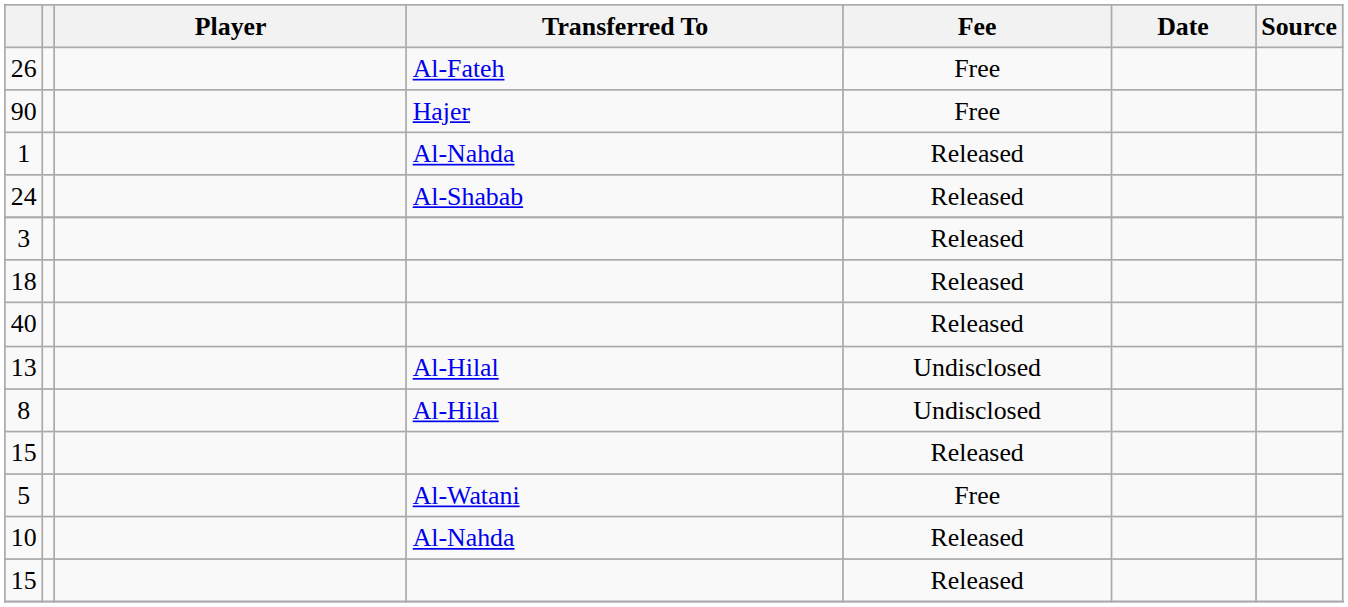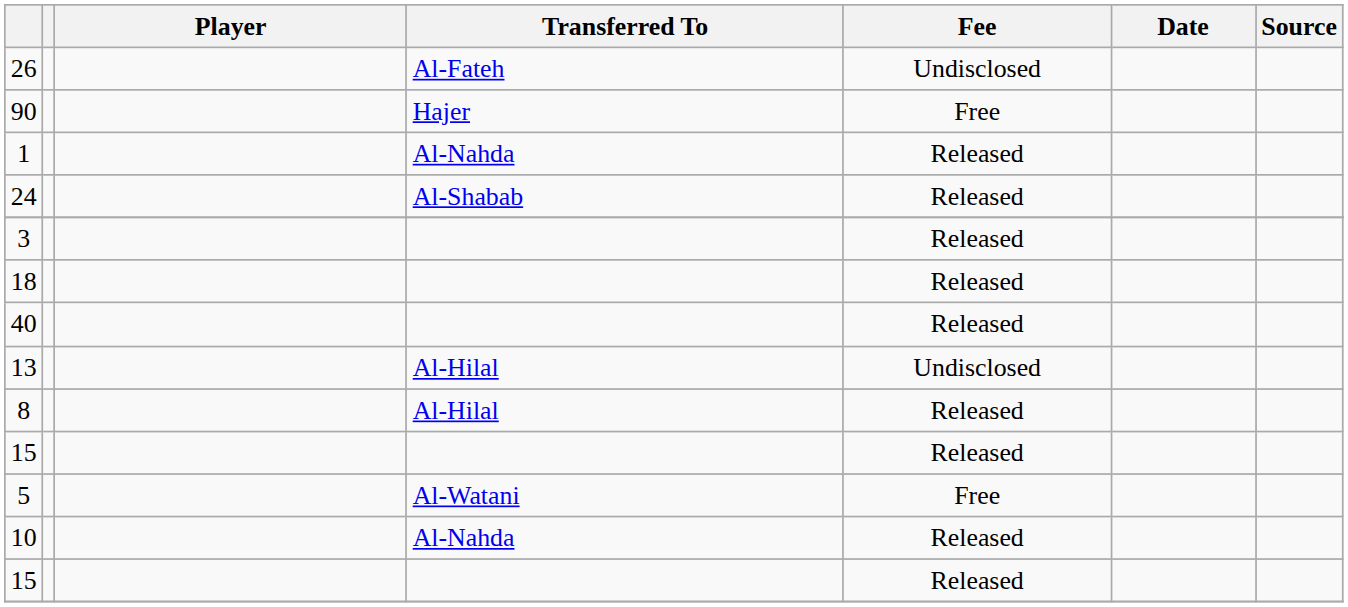(977, 68) Free -> (977, 68) Undisclosed
(977, 409) Undisclosed -> (977, 409) Released
